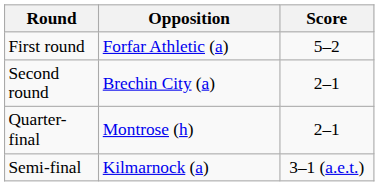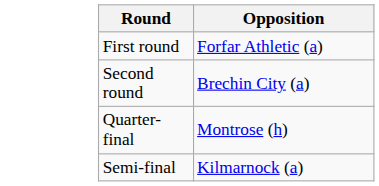- column: (327, 18)
